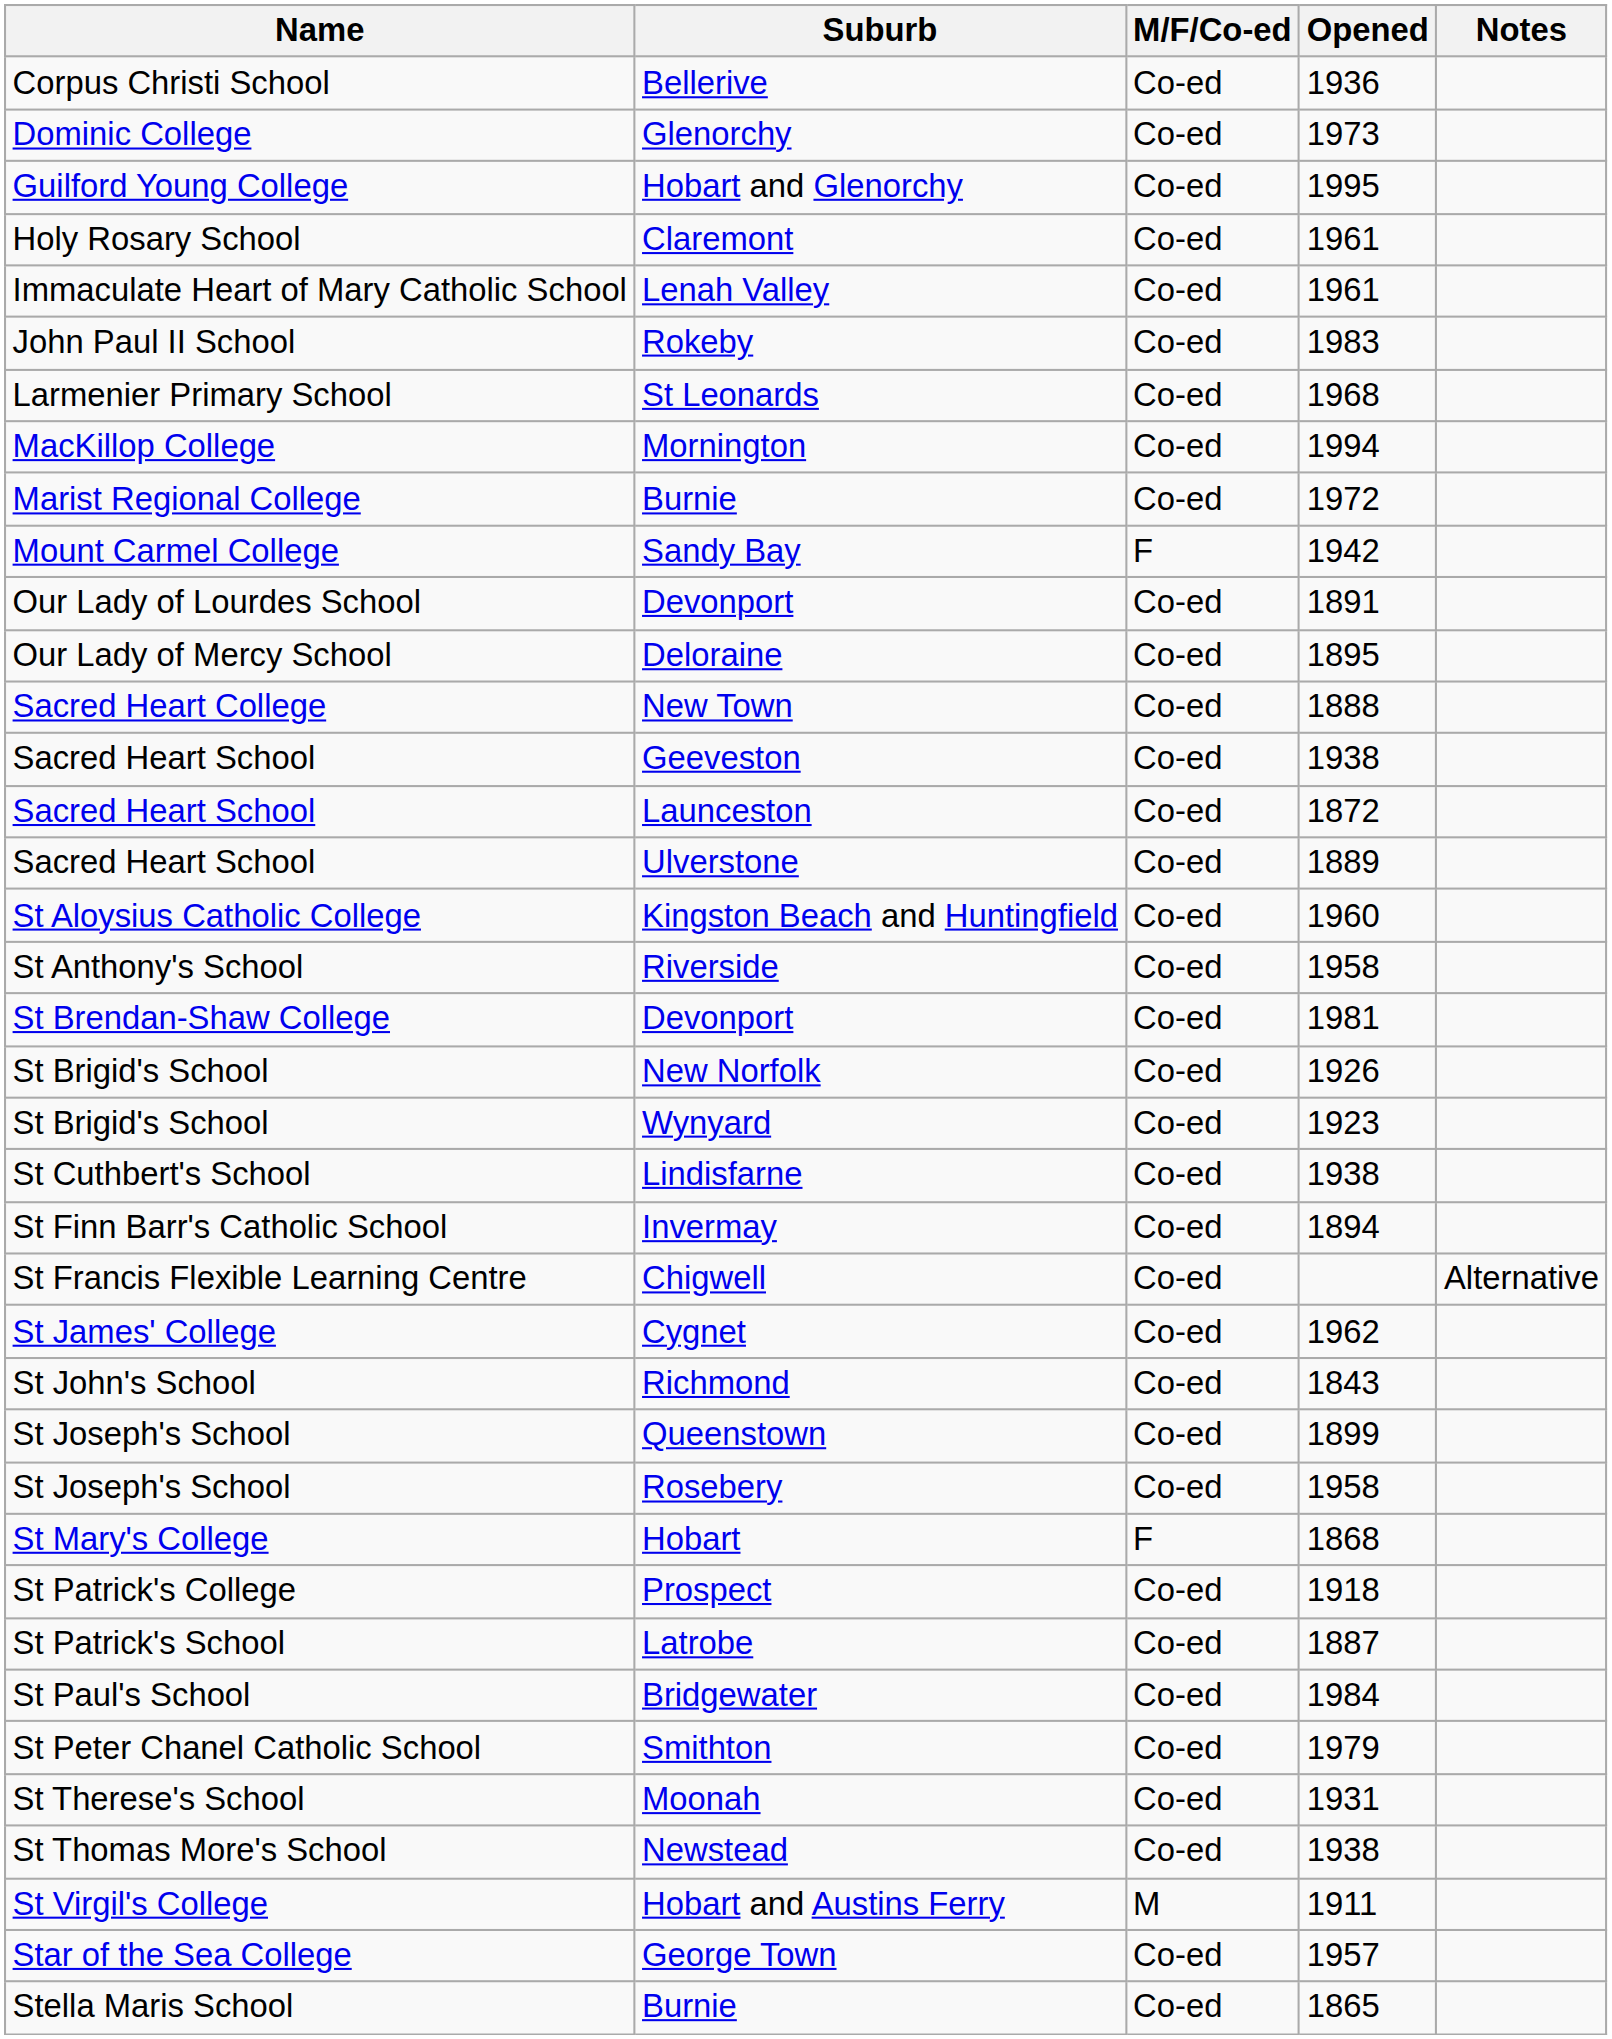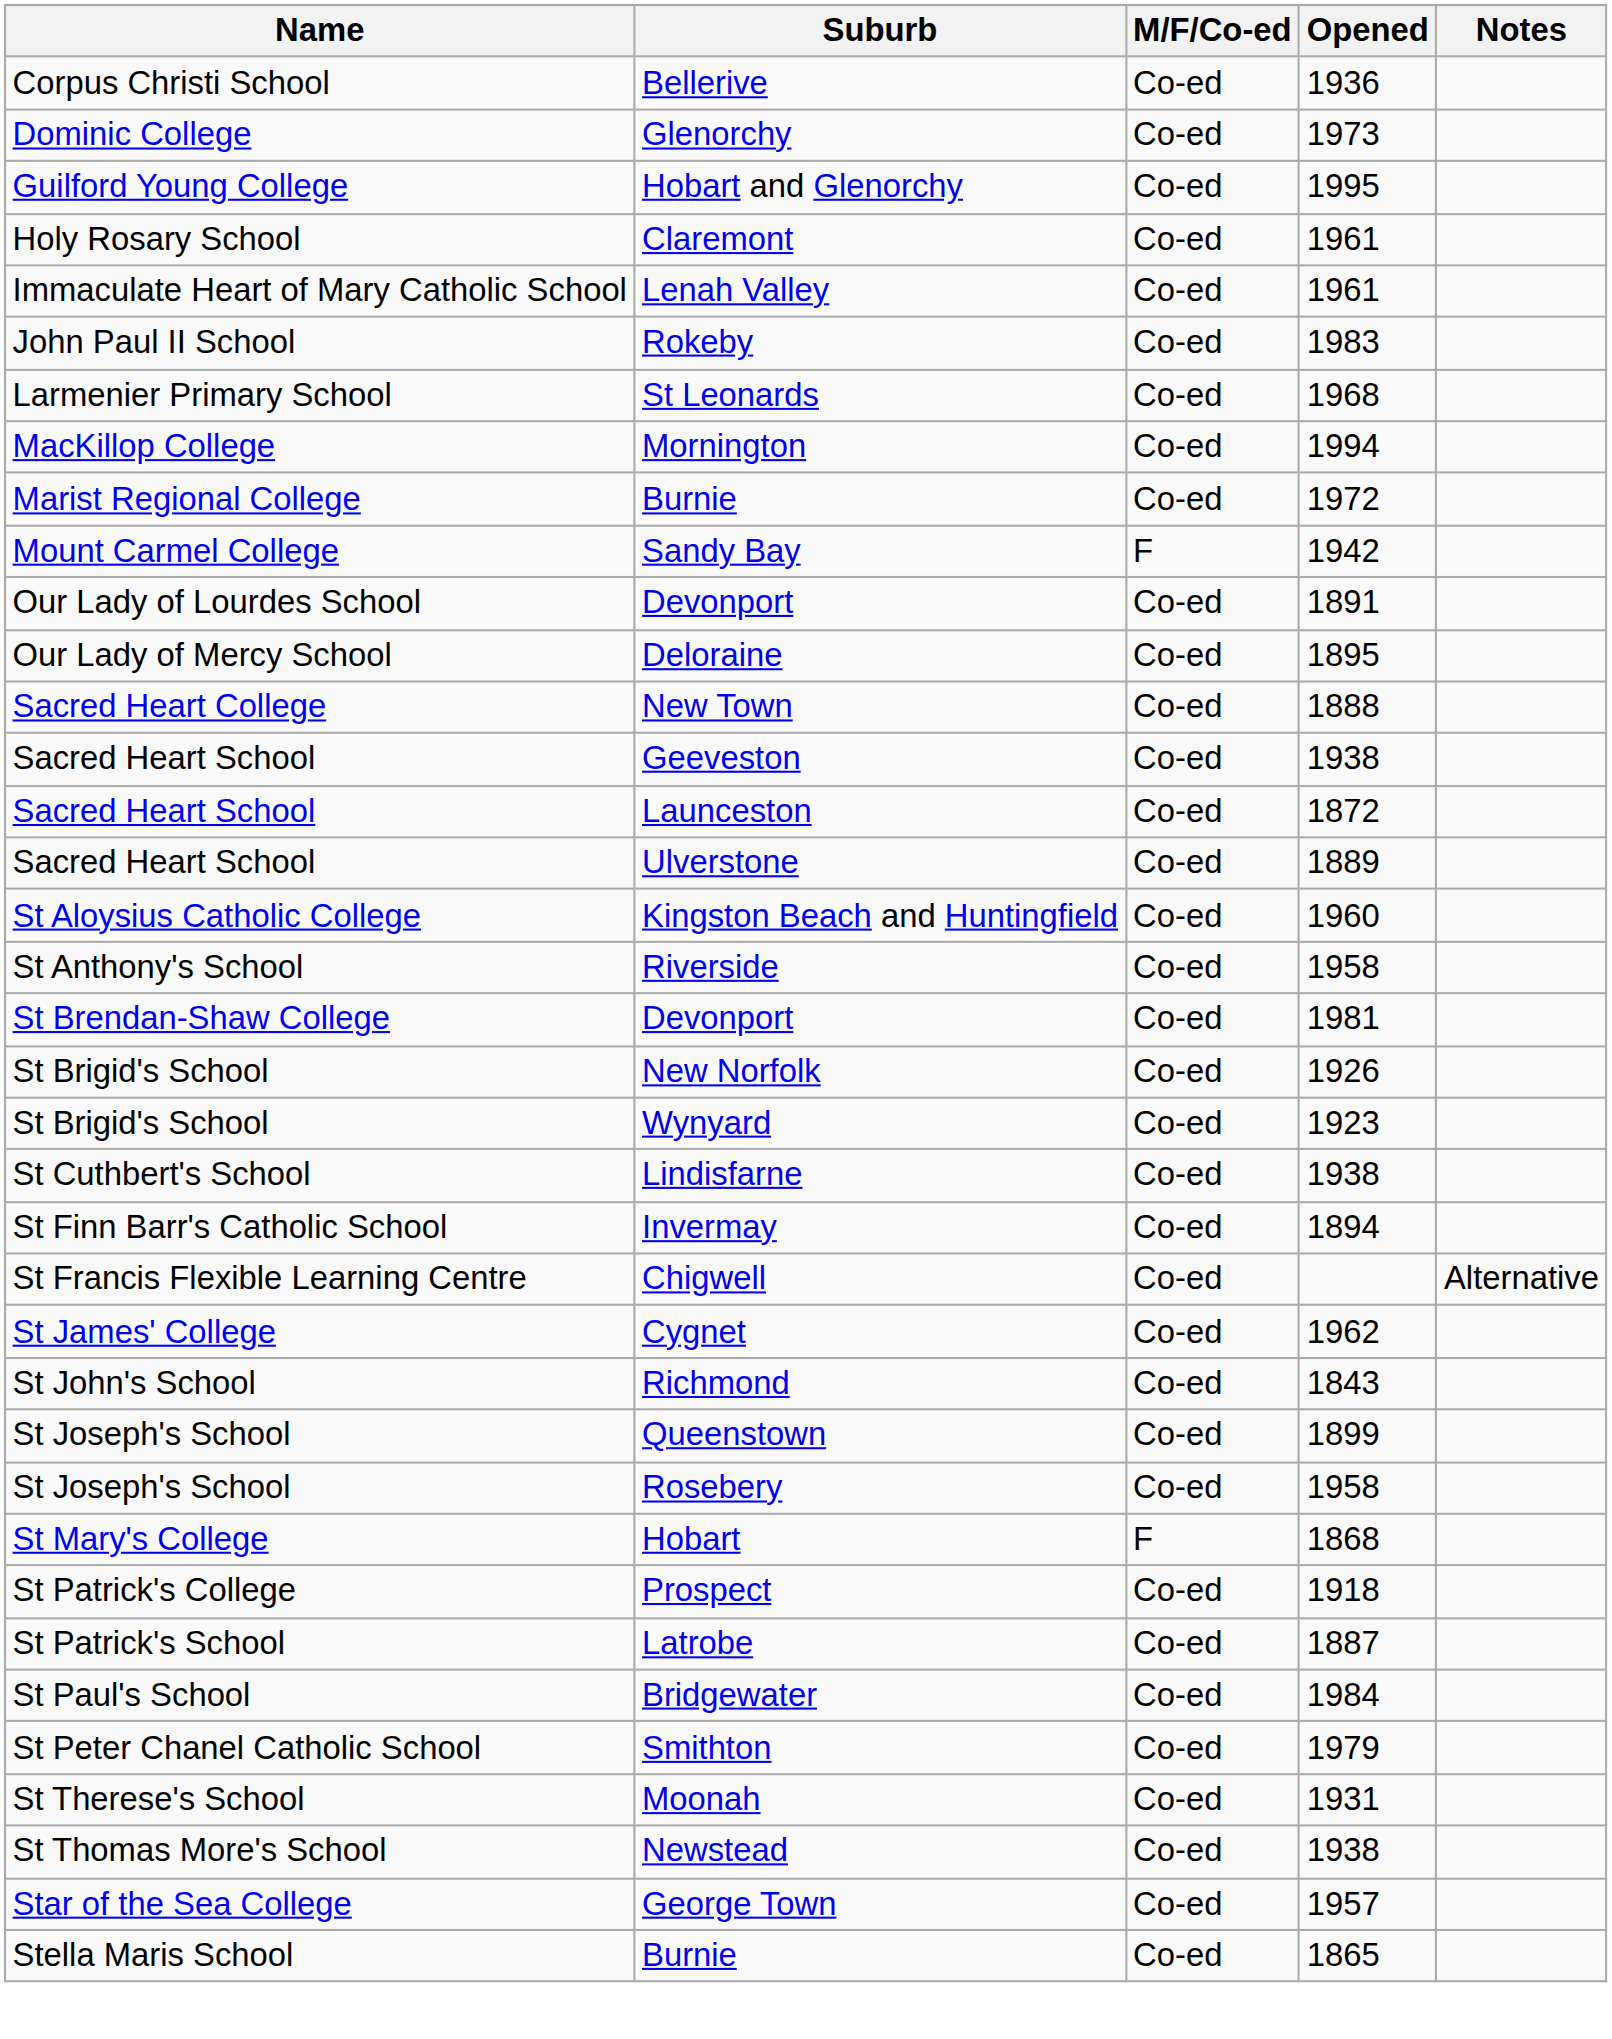- row: (140, 1903)
